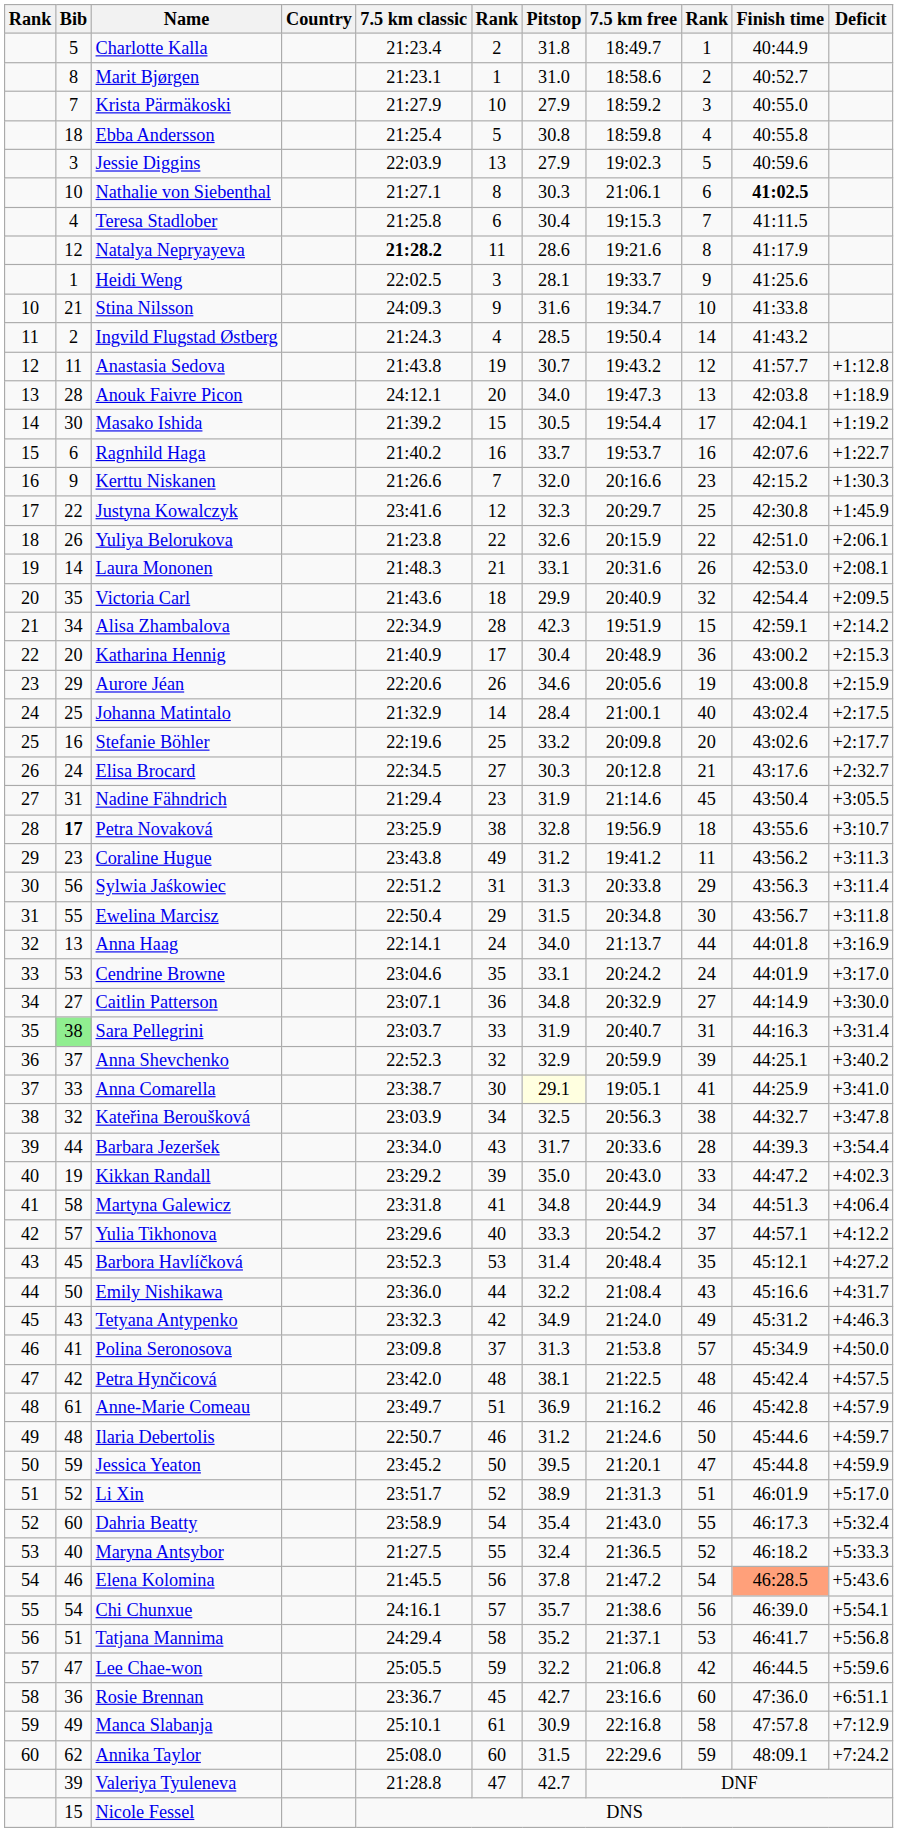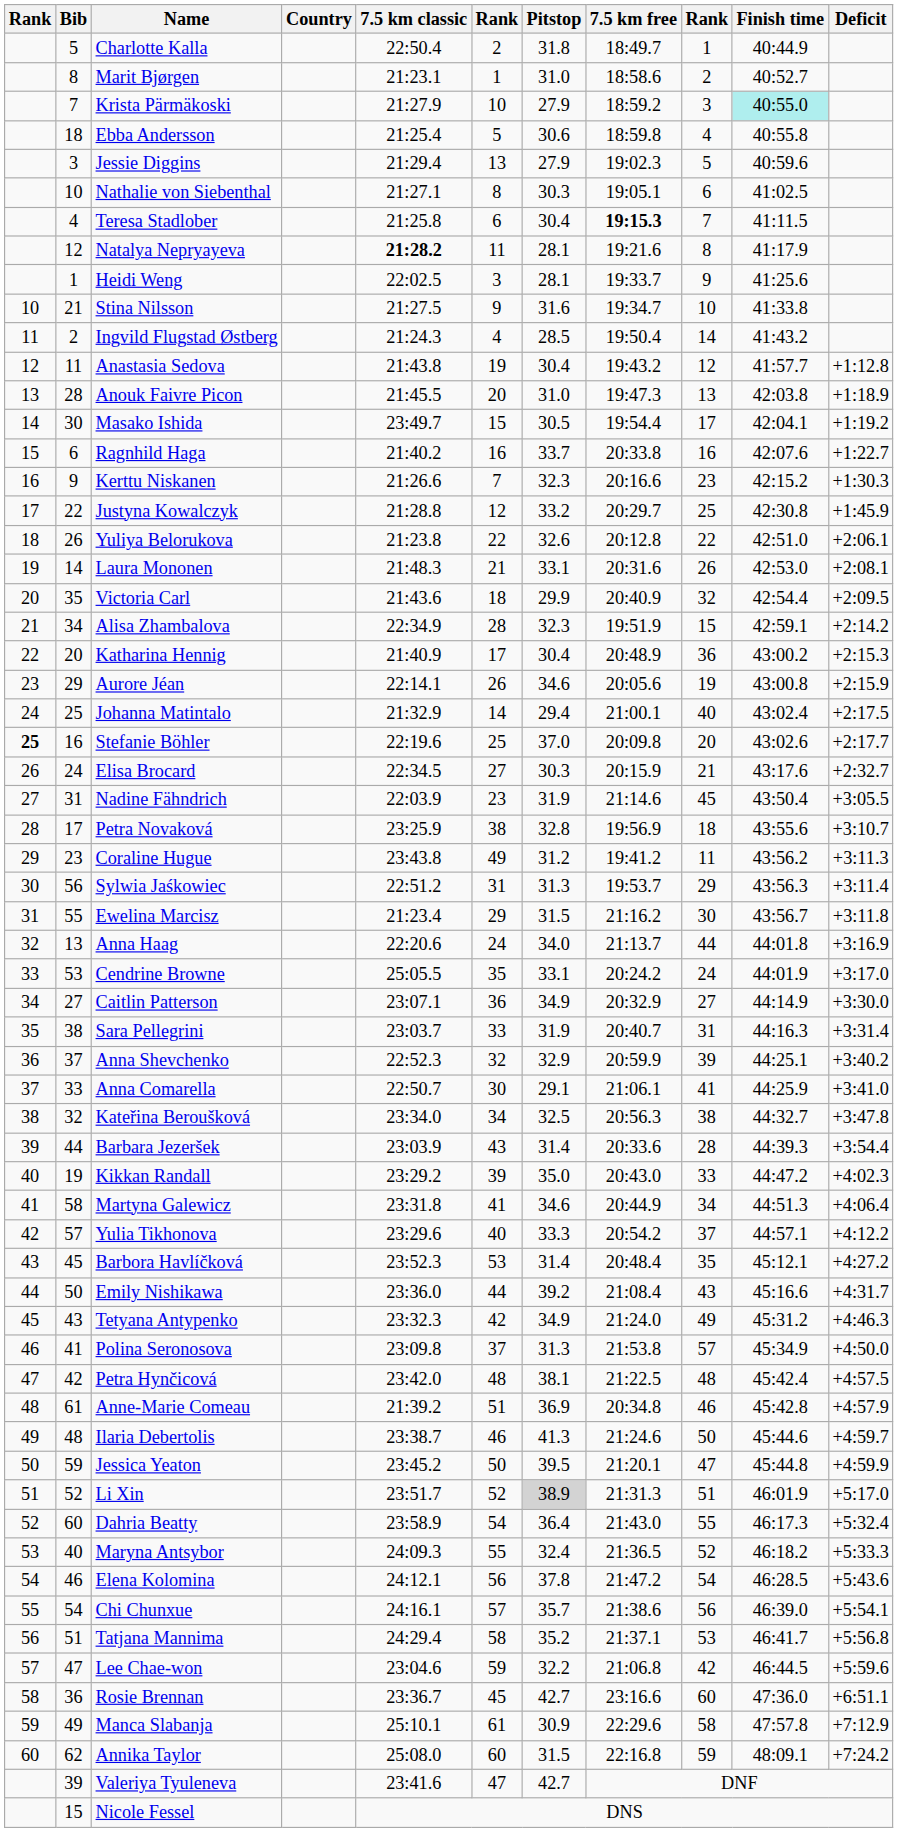(414, 47) 21:23.4 -> (414, 47) 22:50.4
(780, 105) no background -> (780, 105) paleturquoise background
(554, 134) 30.8 -> (554, 134) 30.6
(414, 163) 22:03.9 -> (414, 163) 21:29.4
(633, 192) 21:06.1 -> (633, 192) 19:05.1
(780, 192) bold -> (780, 192) normal
(633, 221) normal -> (633, 221) bold
(554, 250) 28.6 -> (554, 250) 28.1
(414, 308) 24:09.3 -> (414, 308) 21:27.5
(554, 366) 30.7 -> (554, 366) 30.4
(414, 395) 24:12.1 -> (414, 395) 21:45.5
(554, 395) 34.0 -> (554, 395) 31.0
(414, 423) 21:39.2 -> (414, 423) 23:49.7
(633, 452) 19:53.7 -> (633, 452) 20:33.8
(554, 481) 32.0 -> (554, 481) 32.3
(414, 510) 23:41.6 -> (414, 510) 21:28.8
(554, 510) 32.3 -> (554, 510) 33.2
(633, 539) 20:15.9 -> (633, 539) 20:12.8
(554, 626) 42.3 -> (554, 626) 32.3
(414, 684) 22:20.6 -> (414, 684) 22:14.1
(554, 713) 28.4 -> (554, 713) 29.4
(30, 742) normal -> (30, 742) bold
(554, 742) 33.2 -> (554, 742) 37.0
(633, 771) 20:12.8 -> (633, 771) 20:15.9
(414, 800) 21:29.4 -> (414, 800) 22:03.9
(73, 828) bold -> (73, 828) normal
(633, 886) 20:33.8 -> (633, 886) 19:53.7
(414, 915) 22:50.4 -> (414, 915) 21:23.4
(633, 915) 20:34.8 -> (633, 915) 21:16.2
(414, 944) 22:14.1 -> (414, 944) 22:20.6
(414, 973) 23:04.6 -> (414, 973) 25:05.5
(554, 1002) 34.8 -> (554, 1002) 34.9
(73, 1031) lightgreen background -> (73, 1031) no background
(414, 1089) 23:38.7 -> (414, 1089) 22:50.7
(554, 1089) lightyellow background -> (554, 1089) no background
(633, 1089) 19:05.1 -> (633, 1089) 21:06.1
(414, 1118) 23:03.9 -> (414, 1118) 23:34.0
(414, 1147) 23:34.0 -> (414, 1147) 23:03.9
(554, 1147) 31.7 -> (554, 1147) 31.4
(554, 1204) 34.8 -> (554, 1204) 34.6
(554, 1291) 32.2 -> (554, 1291) 39.2
(414, 1407) 23:49.7 -> (414, 1407) 21:39.2
(633, 1407) 21:16.2 -> (633, 1407) 20:34.8
(414, 1436) 22:50.7 -> (414, 1436) 23:38.7
(554, 1436) 31.2 -> (554, 1436) 41.3
(554, 1494) no background -> (554, 1494) lightgrey background
(554, 1523) 35.4 -> (554, 1523) 36.4
(414, 1552) 21:27.5 -> (414, 1552) 24:09.3
(414, 1581) 21:45.5 -> (414, 1581) 24:12.1
(780, 1581) lightsalmon background -> (780, 1581) no background
(414, 1667) 25:05.5 -> (414, 1667) 23:04.6
(633, 1725) 22:16.8 -> (633, 1725) 22:29.6
(633, 1754) 22:29.6 -> (633, 1754) 22:16.8
(414, 1783) 21:28.8 -> (414, 1783) 23:41.6
